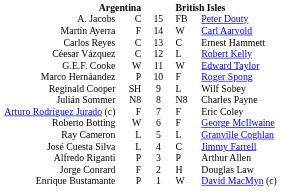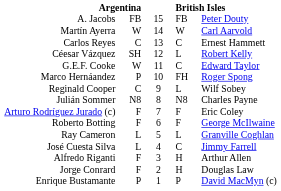(138, 19) C -> (135, 19) FB
(138, 31) F -> (137, 31) W
(138, 54) C -> (135, 54) SH
(180, 65) W -> (179, 65) C
(178, 77) F -> (182, 77) FH
(135, 88) SH -> (138, 88) C
(137, 123) W -> (138, 123) F
(138, 158) P -> (138, 158) F
(178, 158) P -> (179, 158) H
(180, 181) W -> (178, 181) P
